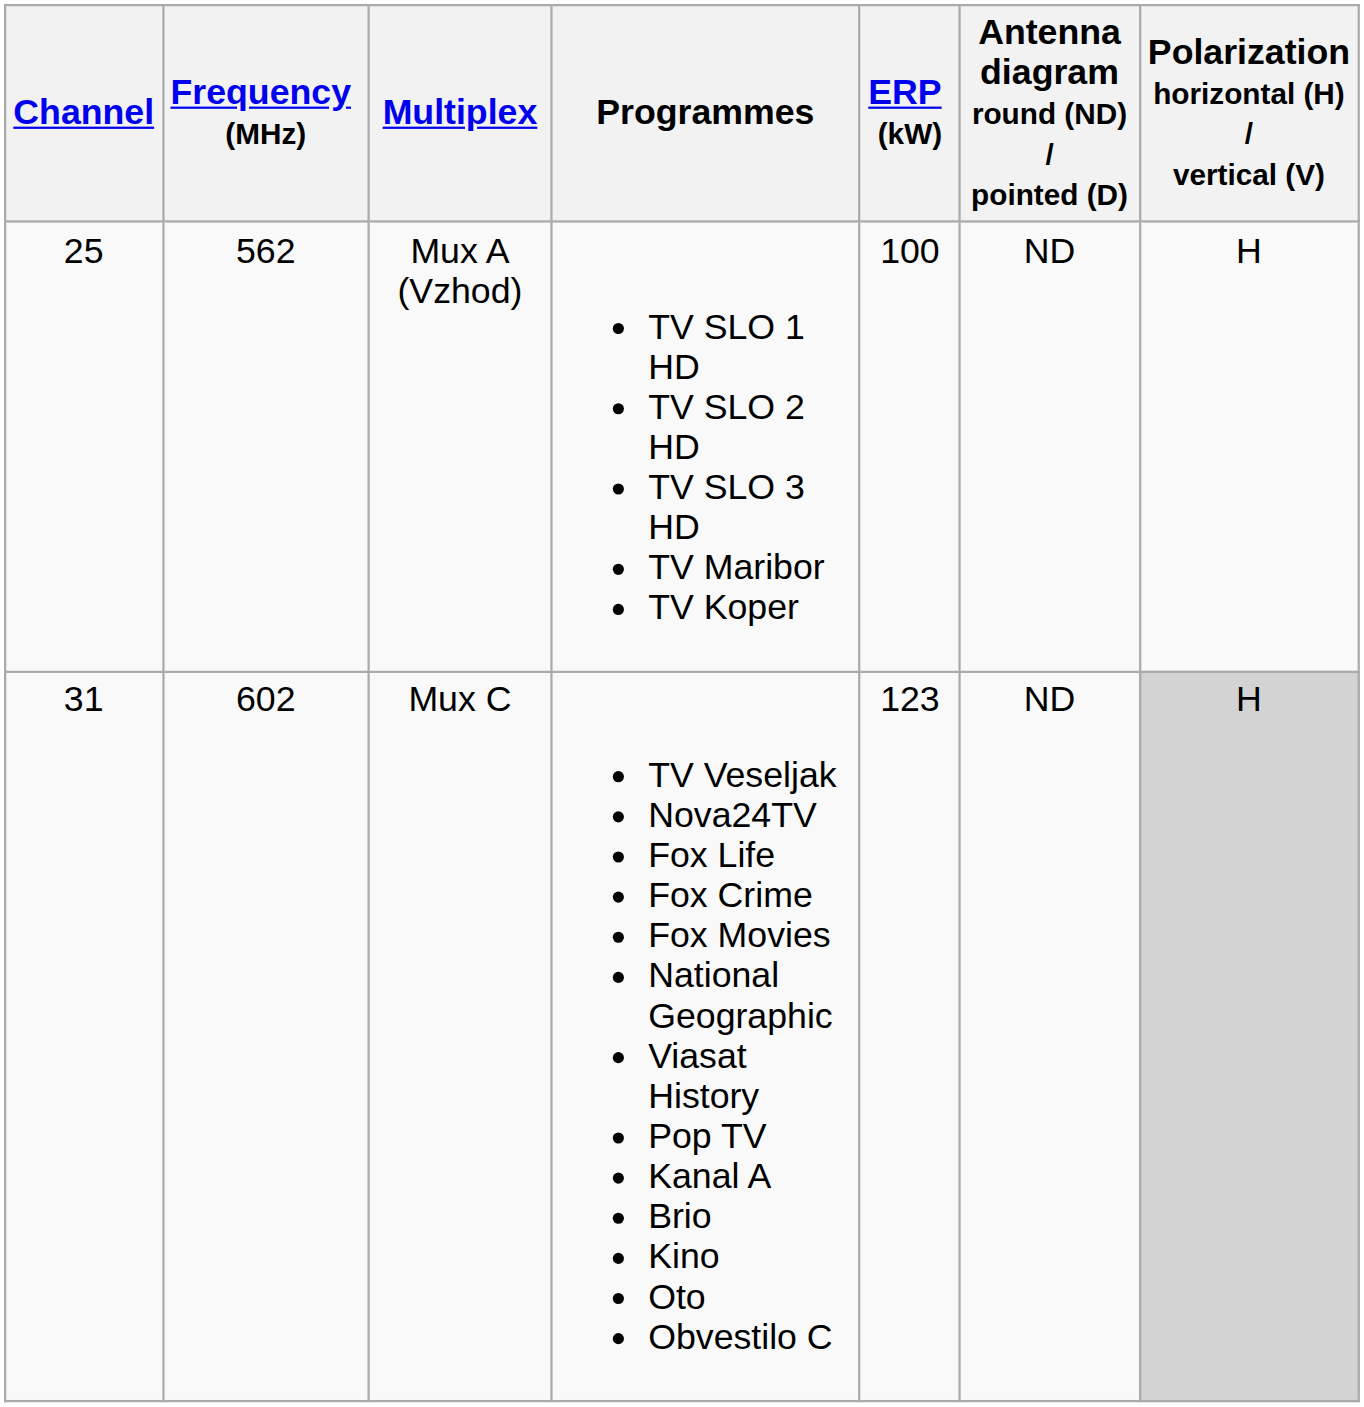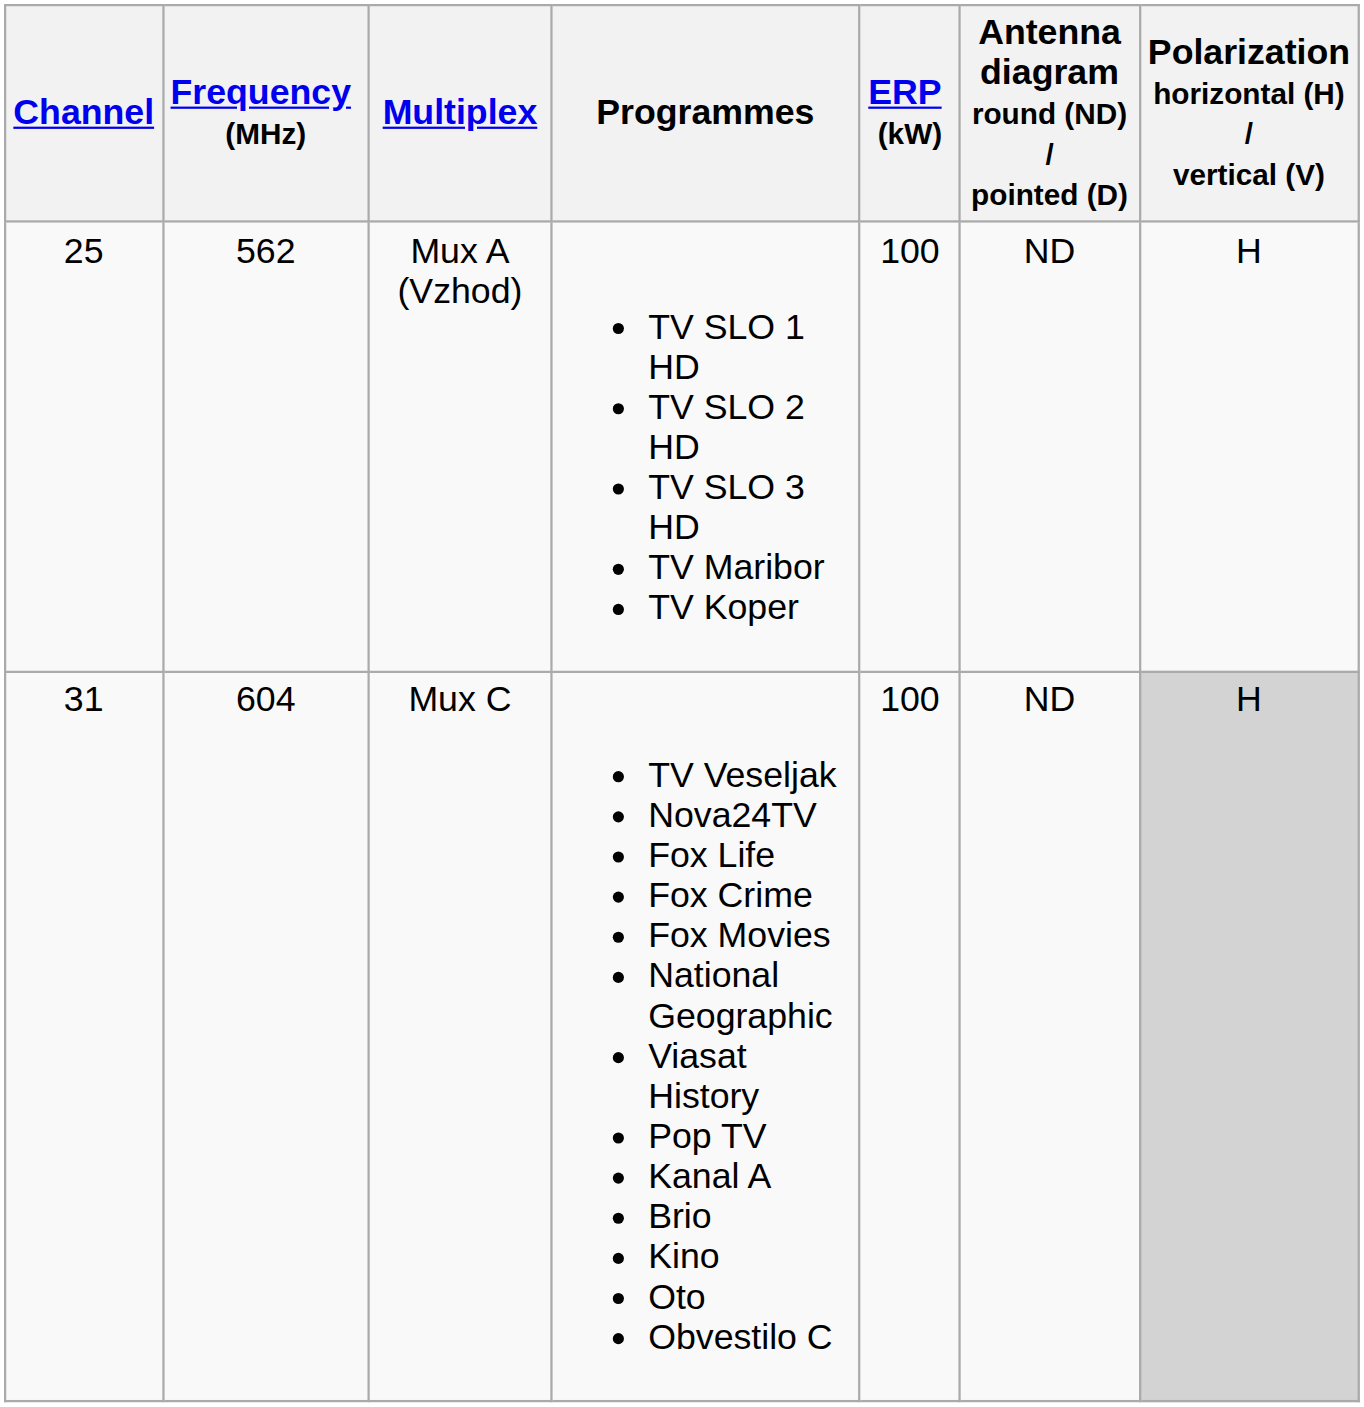(266, 699) 602 -> (266, 699) 604
(910, 699) 123 -> (910, 699) 100
